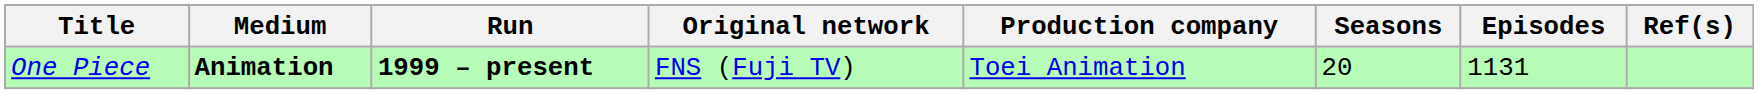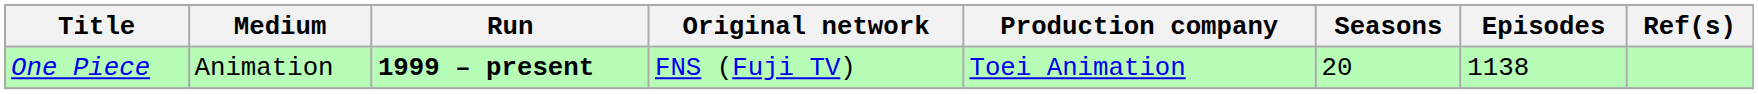(264, 68) bold -> (264, 68) normal
(1498, 68) 1131 -> (1498, 68) 1138
